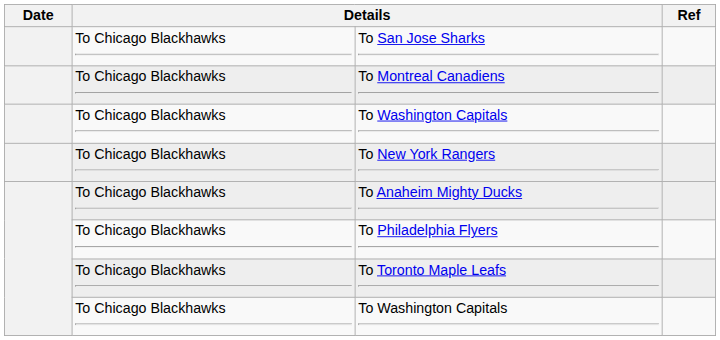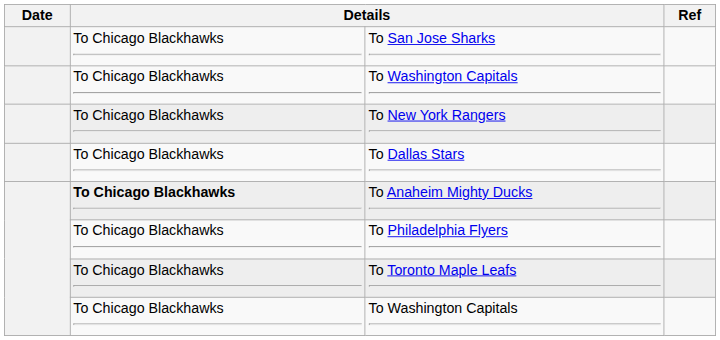- row: (38, 85)
+ row: (37, 162)
(213, 197) normal -> (218, 197) bold
